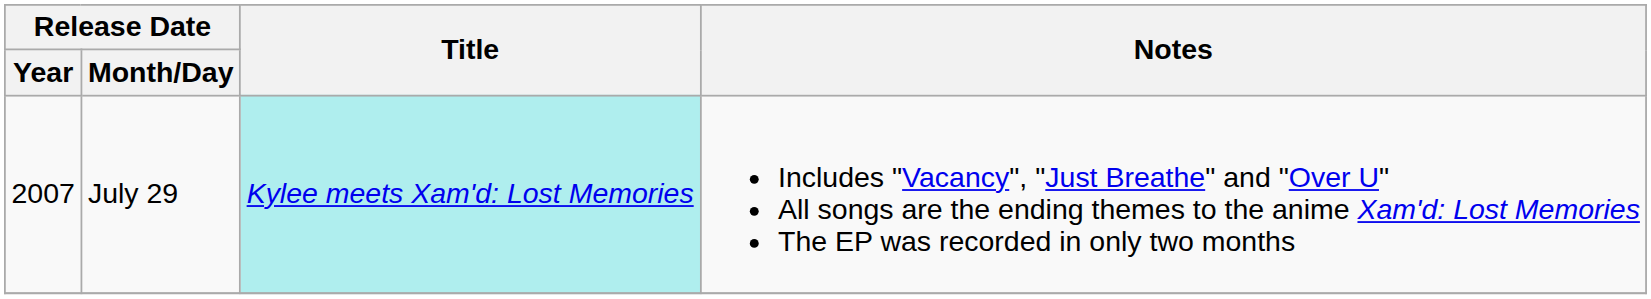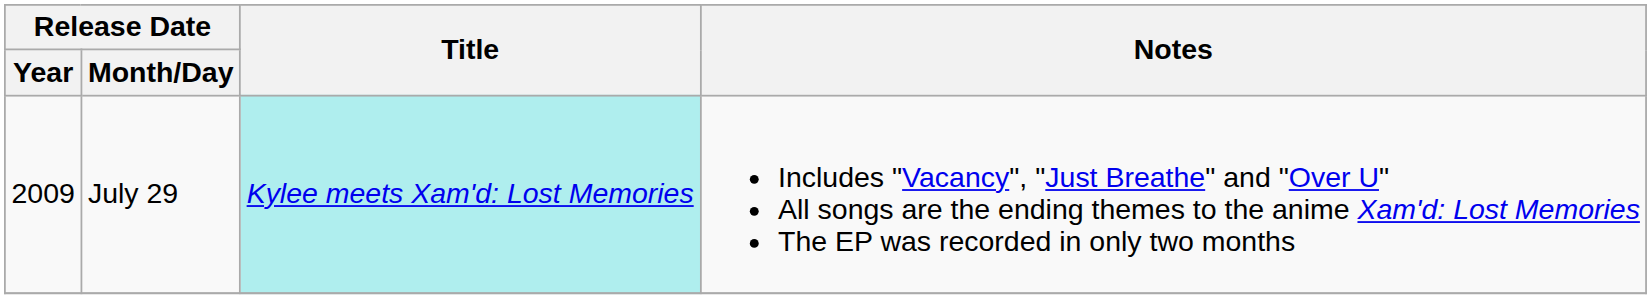(43, 193) 2007 -> (43, 193) 2009
